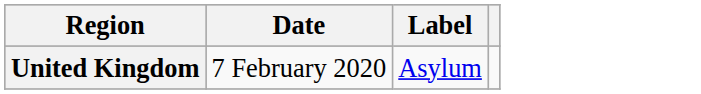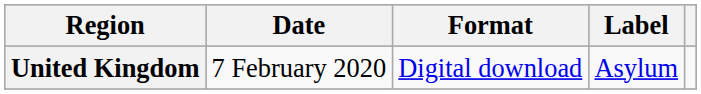+ column: (490, 25)
